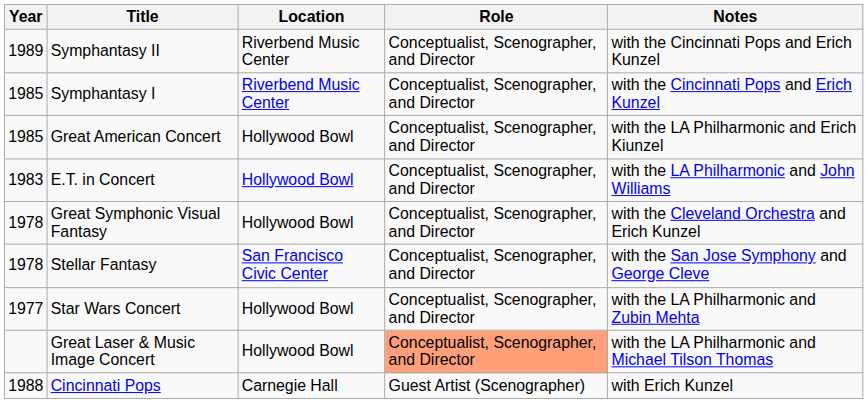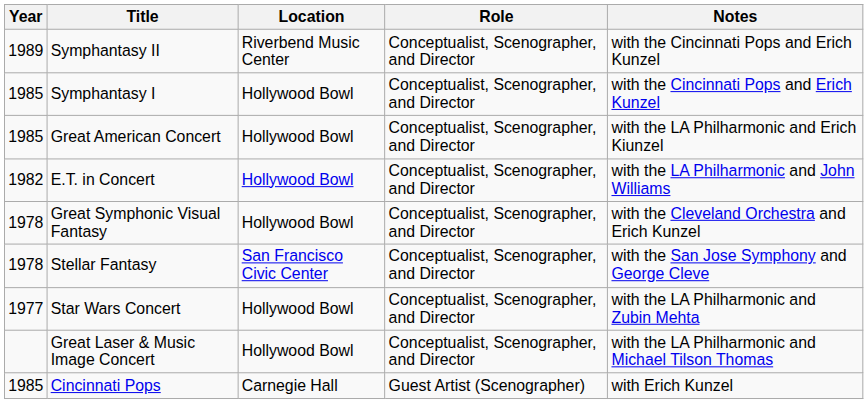(301, 94) Riverbend Music Center -> (298, 94) Hollywood Bowl
(26, 179) 1983 -> (26, 179) 1982
(493, 351) lightsalmon background -> (493, 351) no background
(26, 385) 1988 -> (26, 385) 1985
